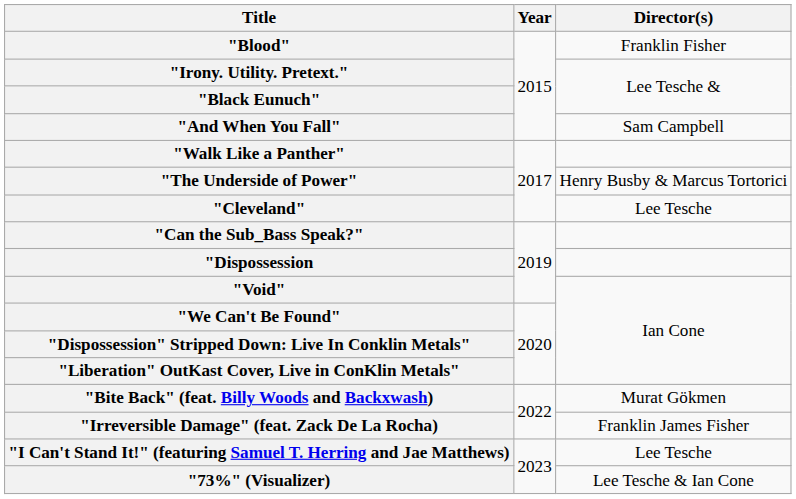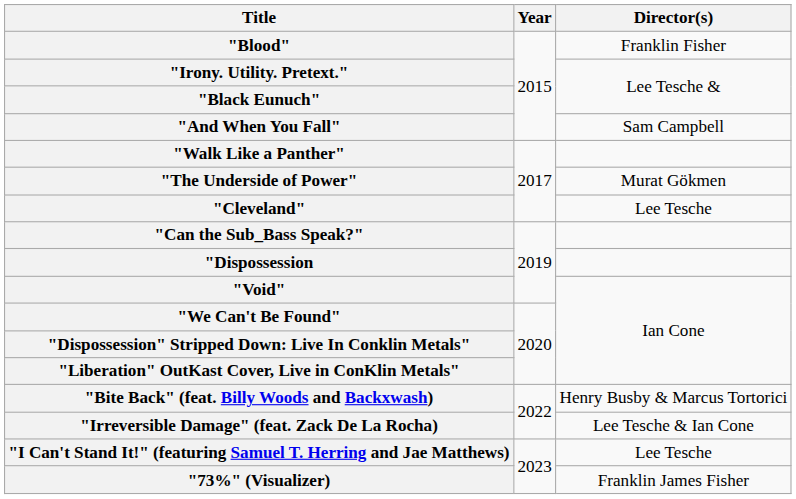(673, 180) Henry Busby & Marcus Tortorici -> (673, 180) Murat Gökmen
(673, 398) Murat Gökmen -> (673, 398) Henry Busby & Marcus Tortorici
(673, 425) Franklin James Fisher -> (673, 425) Lee Tesche & Ian Cone
(673, 479) Lee Tesche & Ian Cone -> (673, 479) Franklin James Fisher
